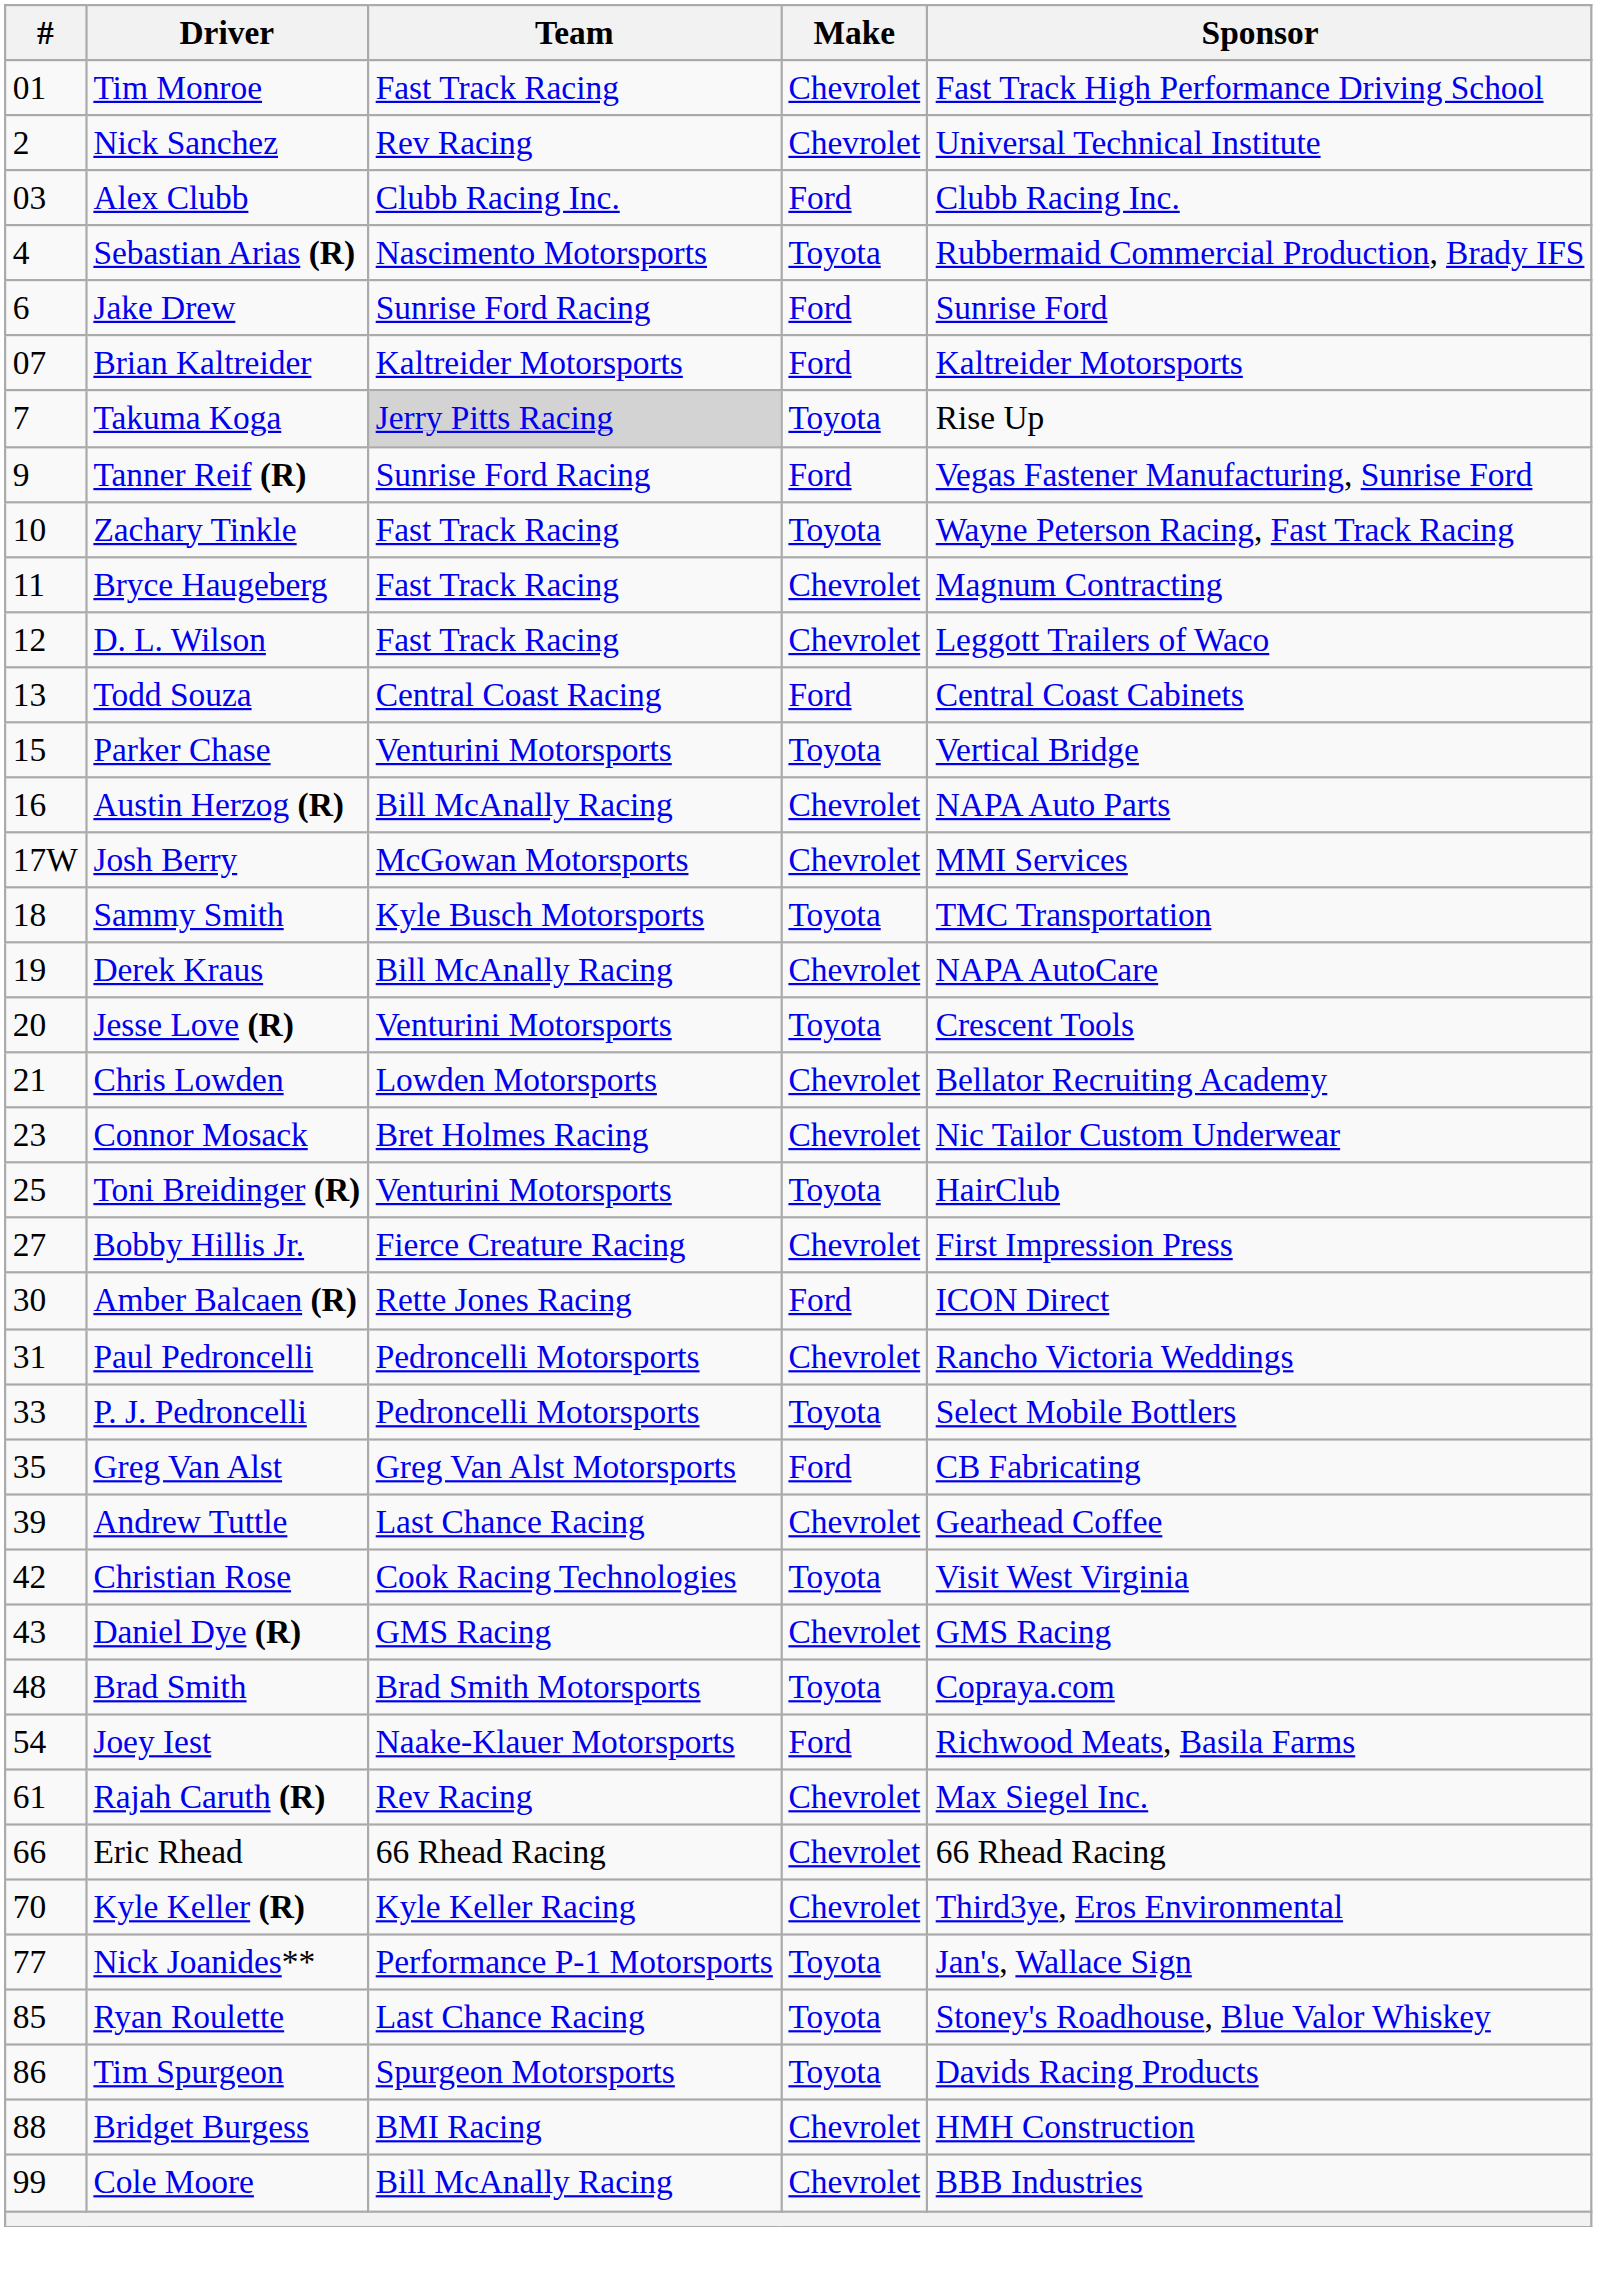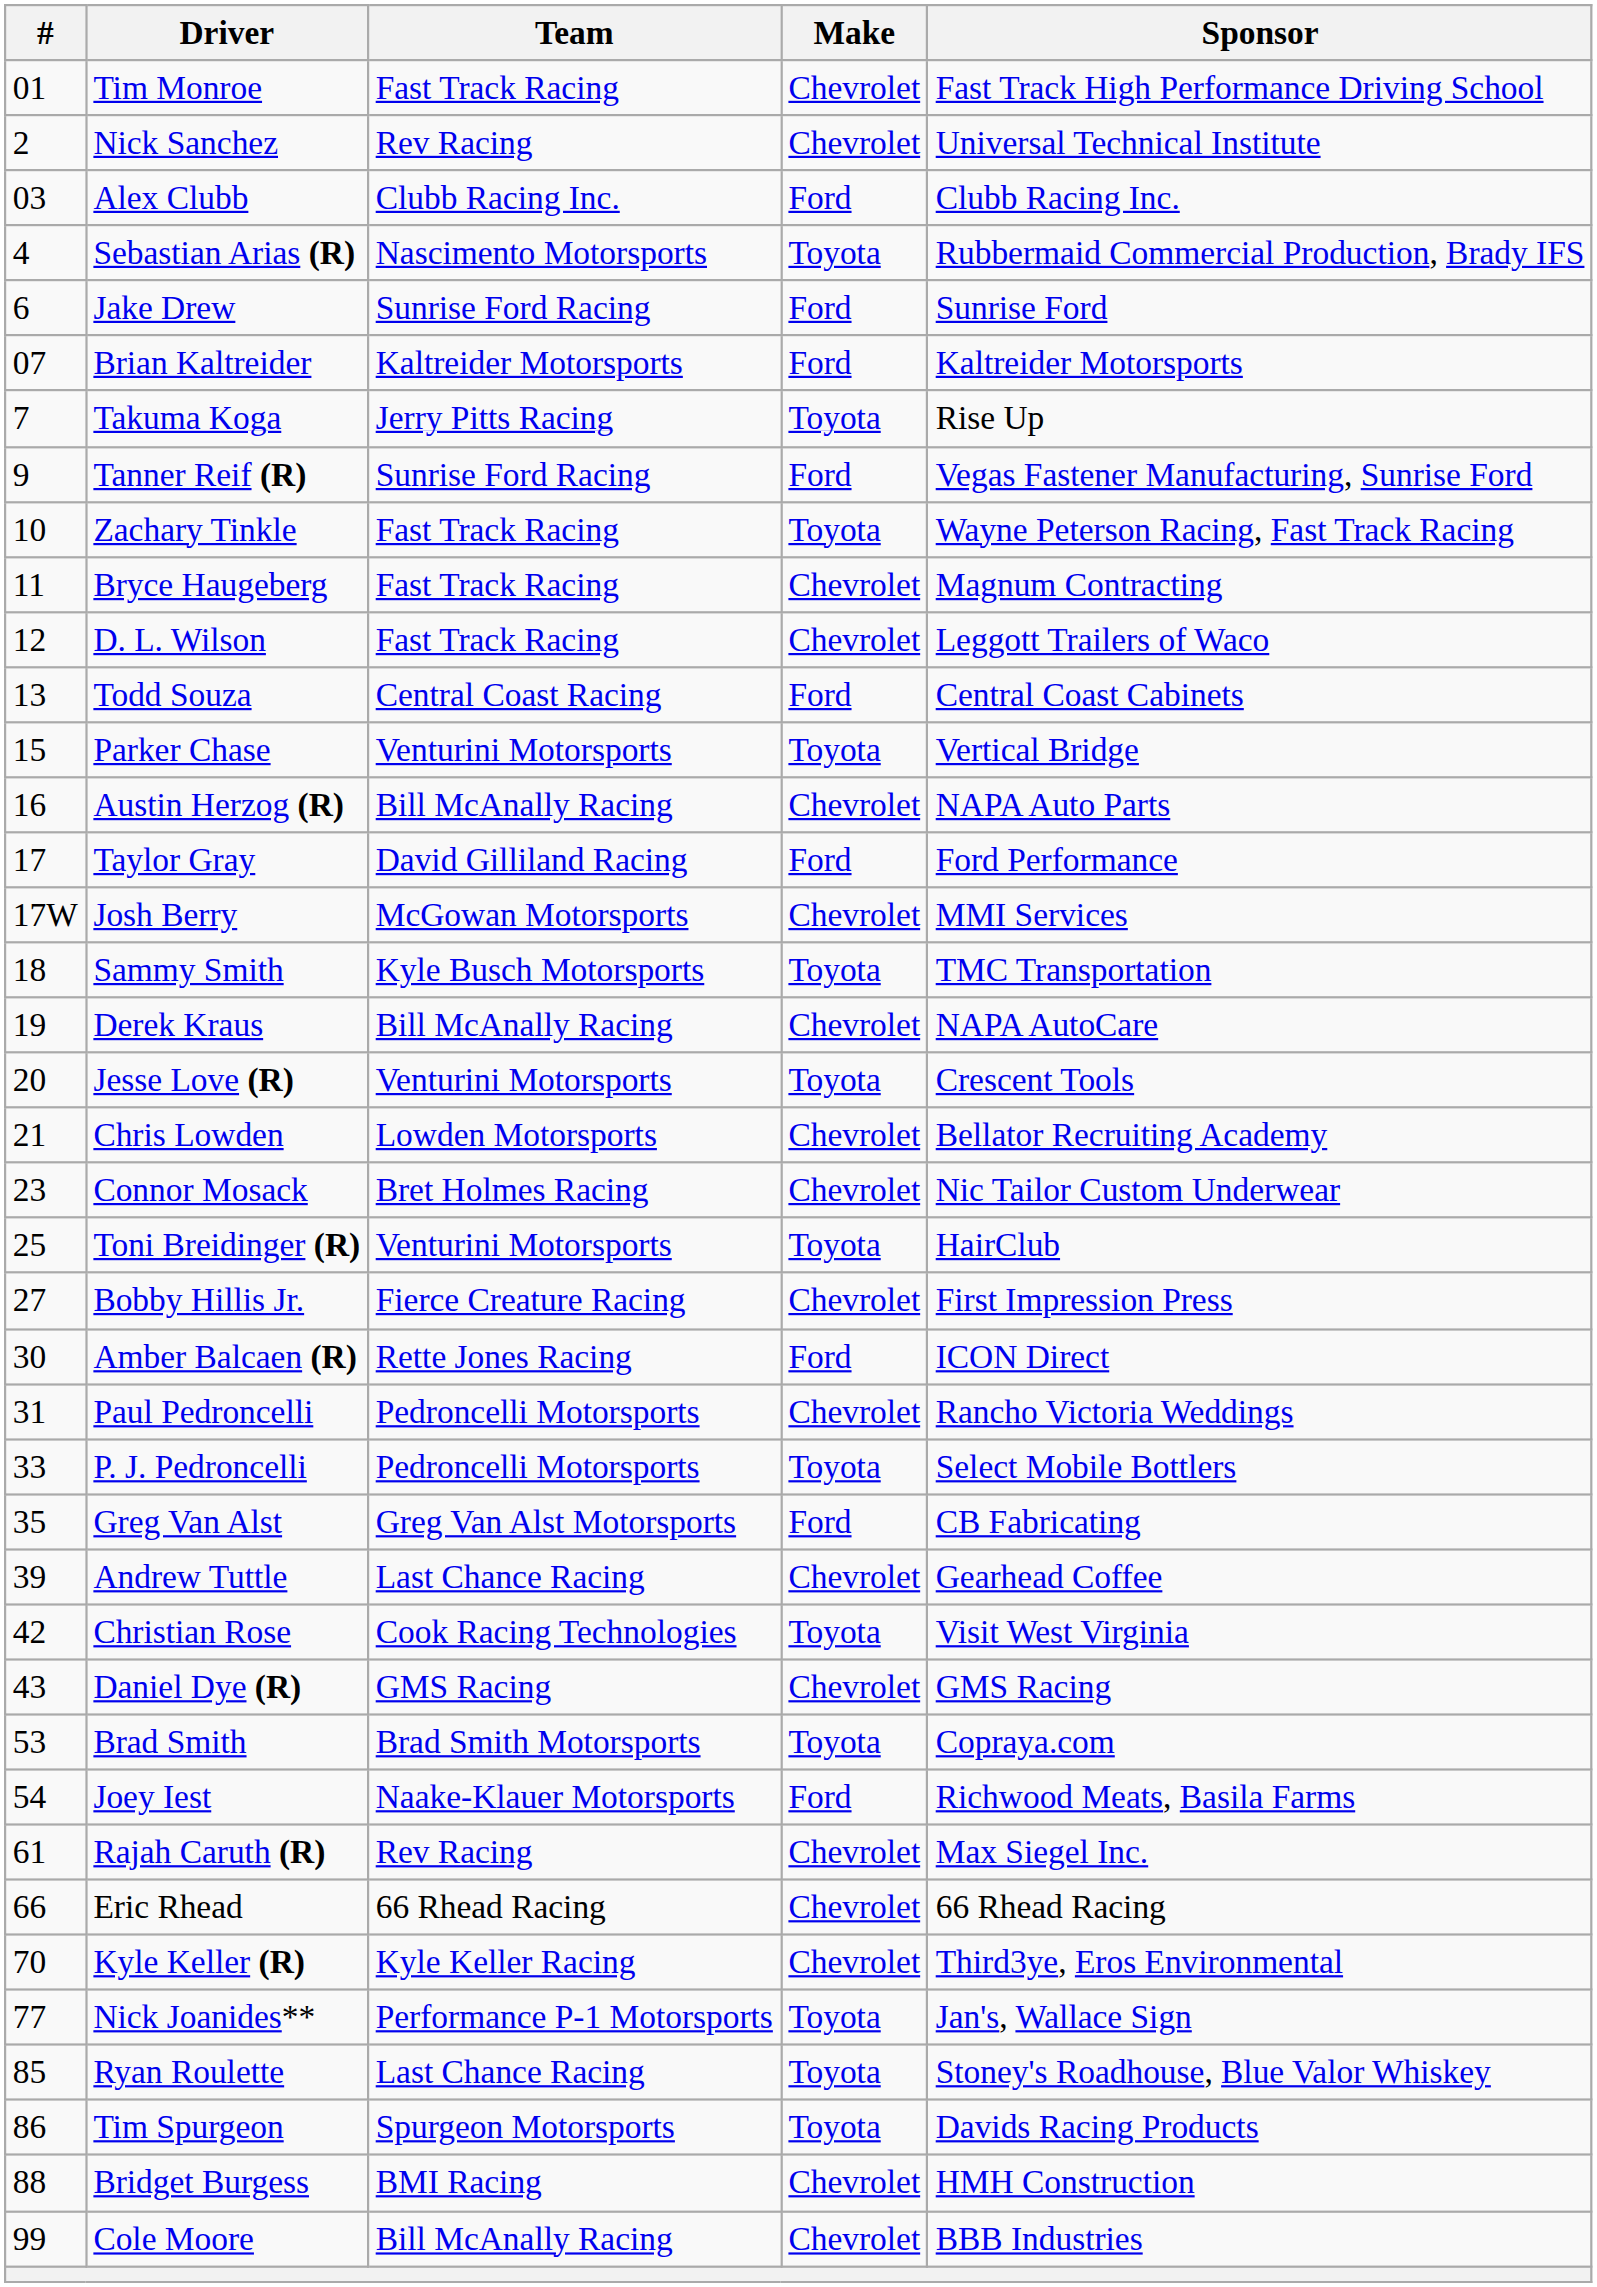(494, 418) lightgrey background -> (494, 418) no background
+ row: (174, 859)
(30, 1686) 48 -> (30, 1741) 53
